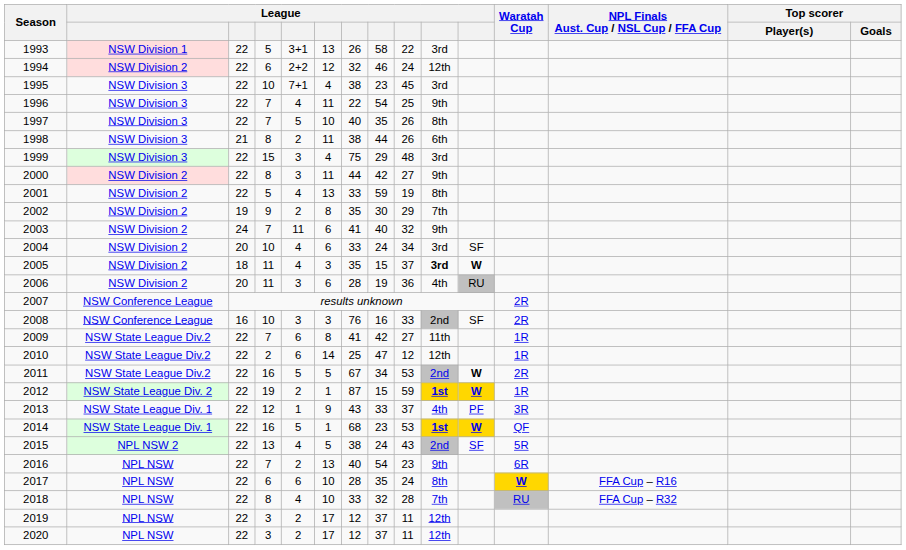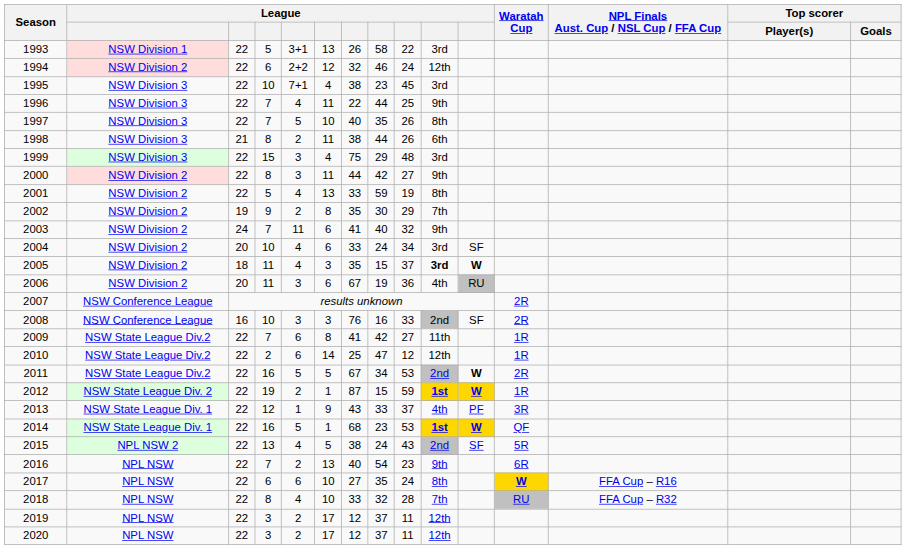(381, 103) 54 -> (381, 103) 44
(355, 283) 28 -> (355, 283) 67
(355, 481) 28 -> (355, 481) 27
